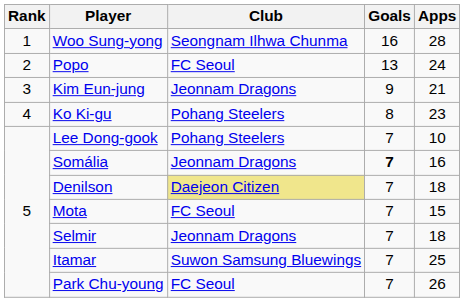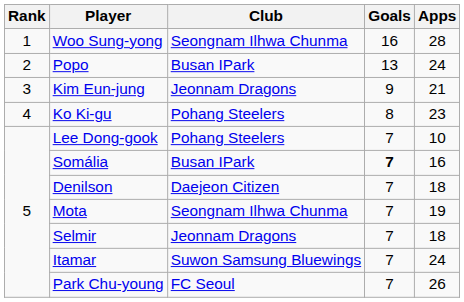(203, 65) FC Seoul -> (213, 65) Busan IPark
(234, 162) Jeonnam Dragons -> (213, 162) Busan IPark
(225, 187) khaki background -> (225, 187) no background
(203, 211) FC Seoul -> (259, 211) Seongnam Ilhwa Chunma
(437, 211) 15 -> (437, 211) 19
(437, 260) 25 -> (437, 260) 24
